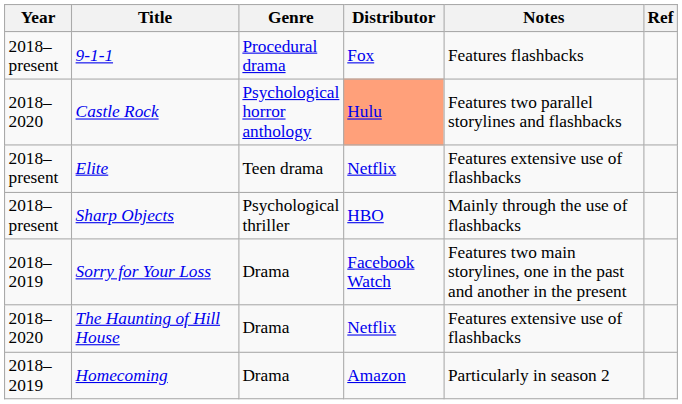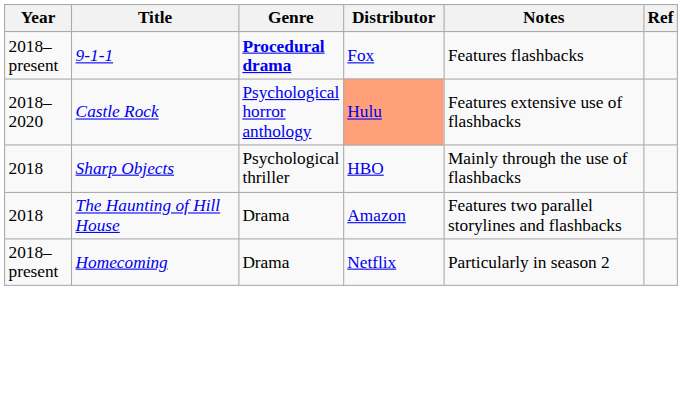(280, 55) normal -> (283, 55) bold
(535, 111) Features two parallel storylines and flashbacks -> (535, 111) Features extensive use of flashbacks
- row: (92, 168)
(33, 215) 2018–present -> (26, 168) 2018
- row: (143, 271)
(30, 328) 2018–2020 -> (26, 215) 2018
(372, 328) Netflix -> (377, 215) Amazon
(535, 328) Features extensive use of flashbacks -> (535, 215) Features two parallel storylines and flashbacks
(30, 375) 2018–2019 -> (33, 262) 2018–present
(377, 375) Amazon -> (372, 262) Netflix
